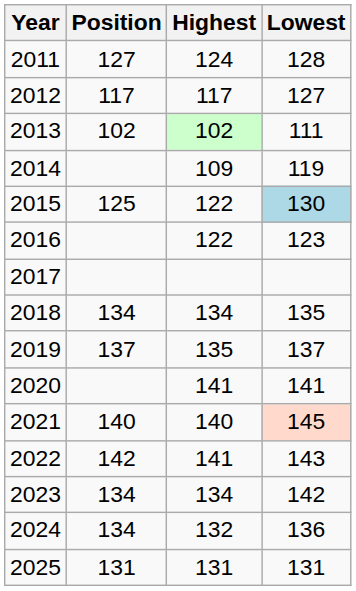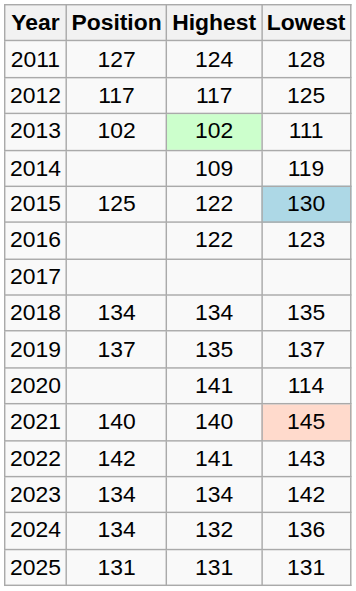(306, 95) 127 -> (306, 95) 125
(306, 385) 141 -> (306, 385) 114
